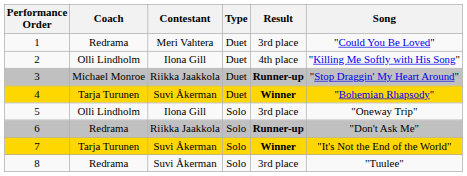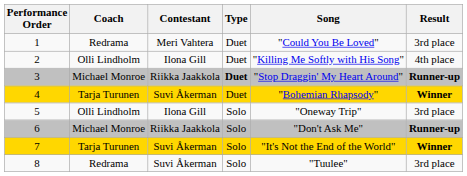columns swapped: (384, 19) <-> (278, 19)
(236, 77) normal -> (236, 77) bold
(109, 128) Redrama -> (109, 128) Michael Monroe
